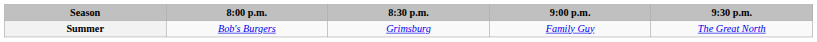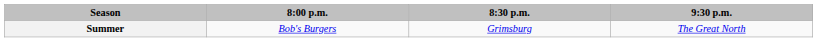- column: (570, 12)
